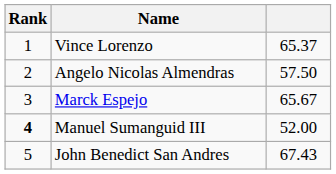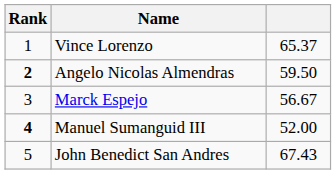(28, 72) normal -> (28, 72) bold
(298, 72) 57.50 -> (298, 72) 59.50
(298, 100) 65.67 -> (298, 100) 56.67
